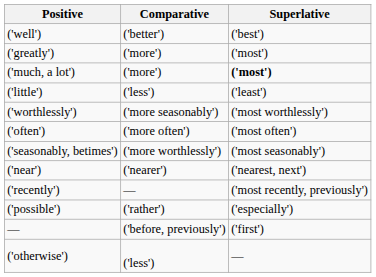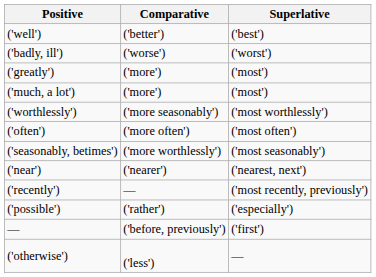+ row: (35, 53)
(251, 72) bold -> (250, 92) normal
- row: (25, 92)
